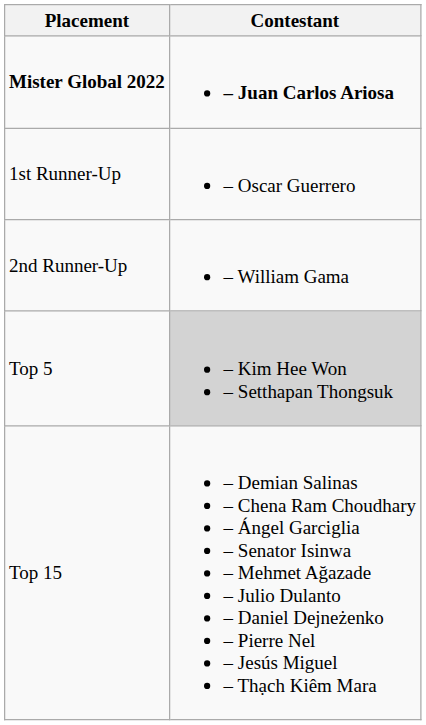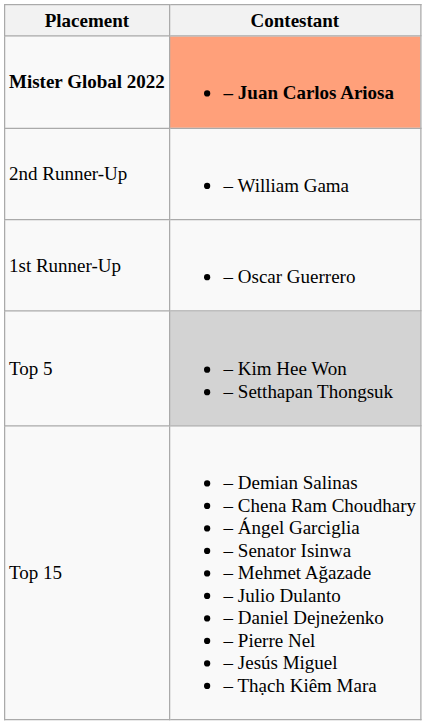(295, 93) no background -> (295, 93) lightsalmon background
rows swapped: (65, 173) <-> (68, 265)
